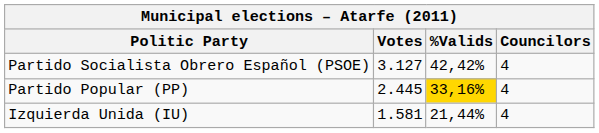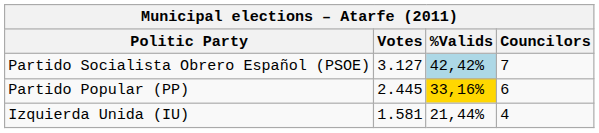(457, 66) no background -> (457, 66) lightblue background
(505, 66) 4 -> (505, 66) 7
(505, 91) 4 -> (505, 91) 6
